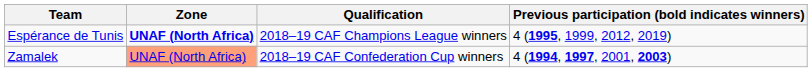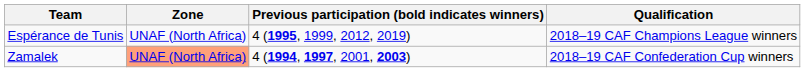columns swapped: (383, 14) <-> (659, 14)
(192, 35) bold -> (188, 35) normal
